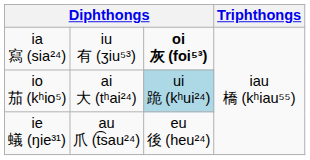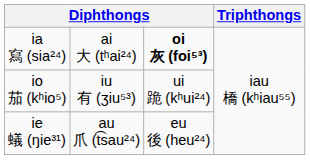(107, 47) iu 有 (ʒiu⁵³) -> (107, 47) ai 大 (tʰai²⁴)
(107, 89) ai 大 (tʰai²⁴) -> (107, 89) iu 有 (ʒiu⁵³)
(179, 89) lightblue background -> (179, 89) no background
